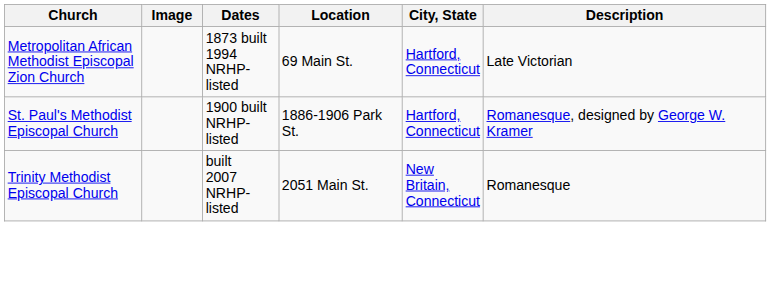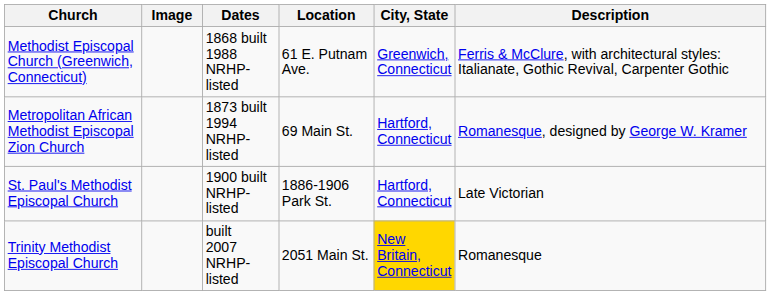+ row: (71, 61)
(529, 61) Late Victorian -> (602, 131) Romanesque, designed by George W. Kramer
(606, 123) Romanesque, designed by George W. Kramer -> (501, 193) Late Victorian
(443, 185) no background -> (414, 255) gold background
